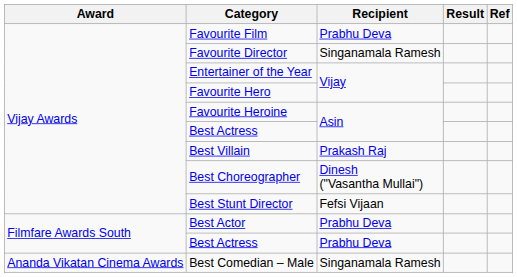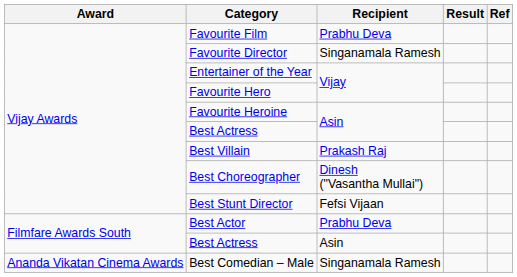(355, 243) Prabhu Deva -> (331, 243) Asin
